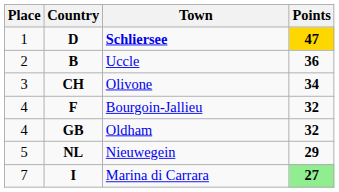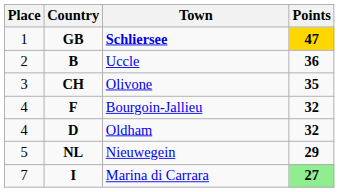(73, 38) D -> (73, 38) GB
(312, 84) 34 -> (312, 84) 35
(73, 130) GB -> (73, 130) D
